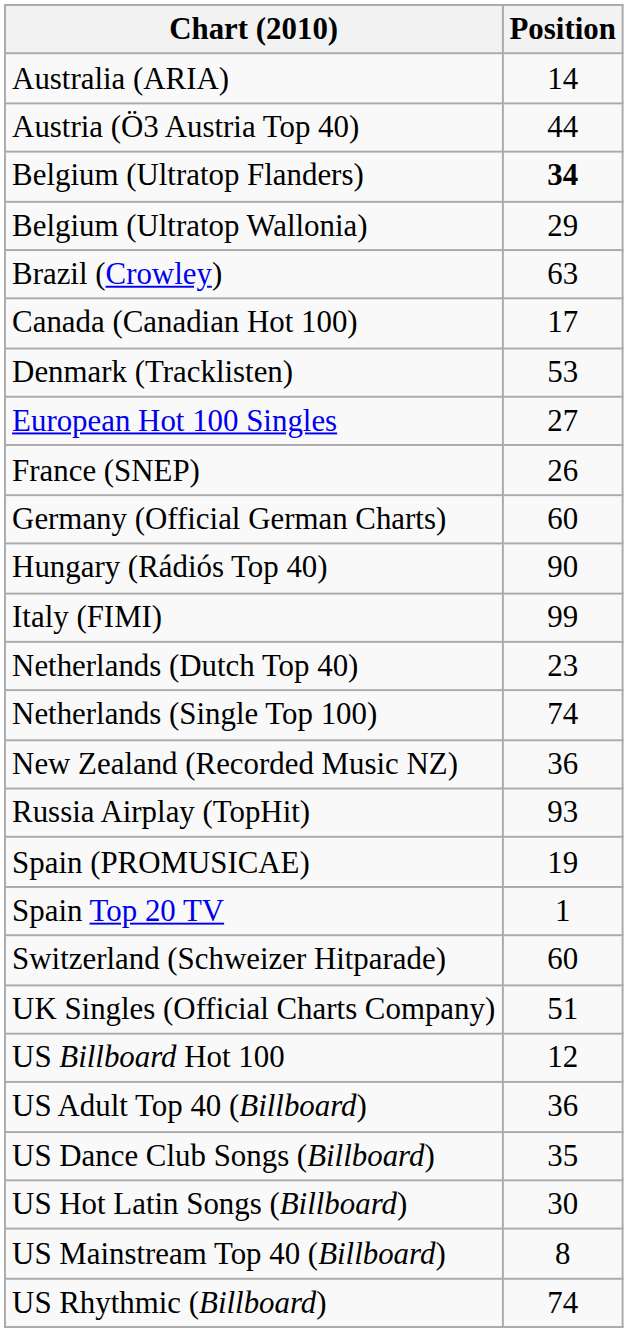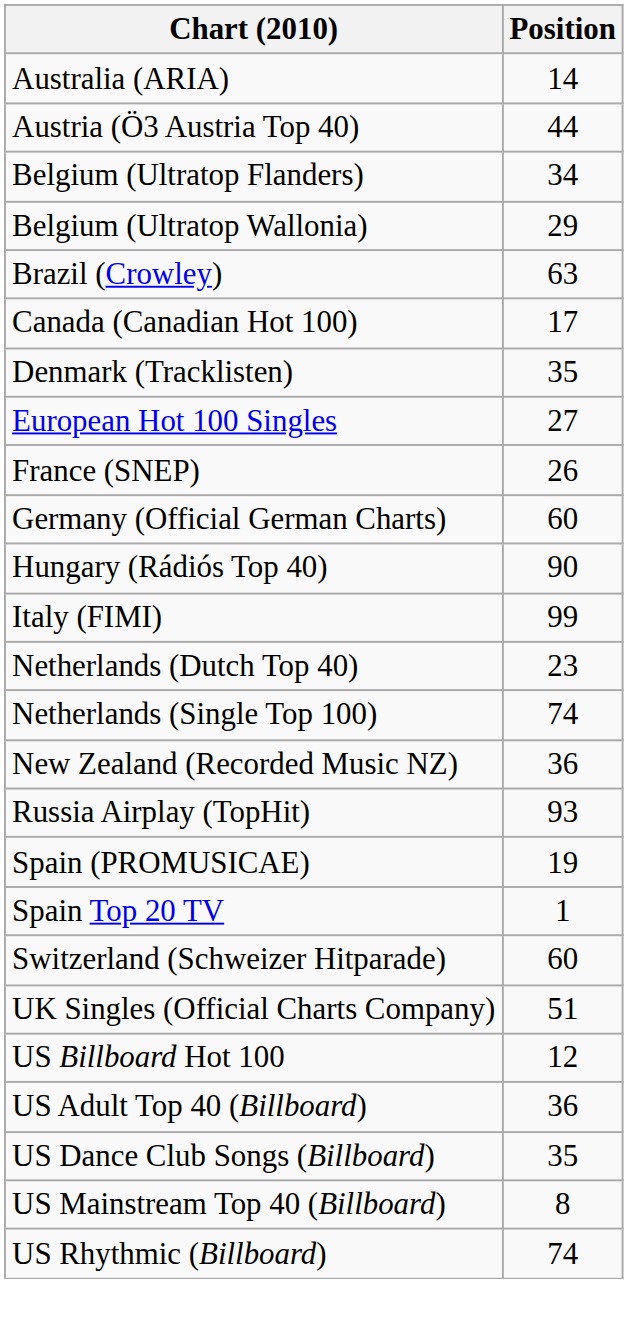(563, 175) bold -> (563, 175) normal
(563, 371) 53 -> (563, 371) 35
- row: (210, 1204)
